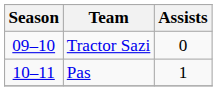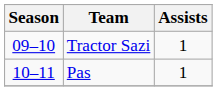(183, 45) 0 -> (183, 45) 1
